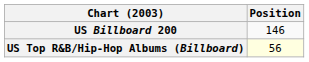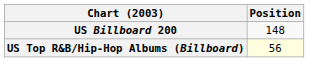(275, 30) 146 -> (275, 30) 148
